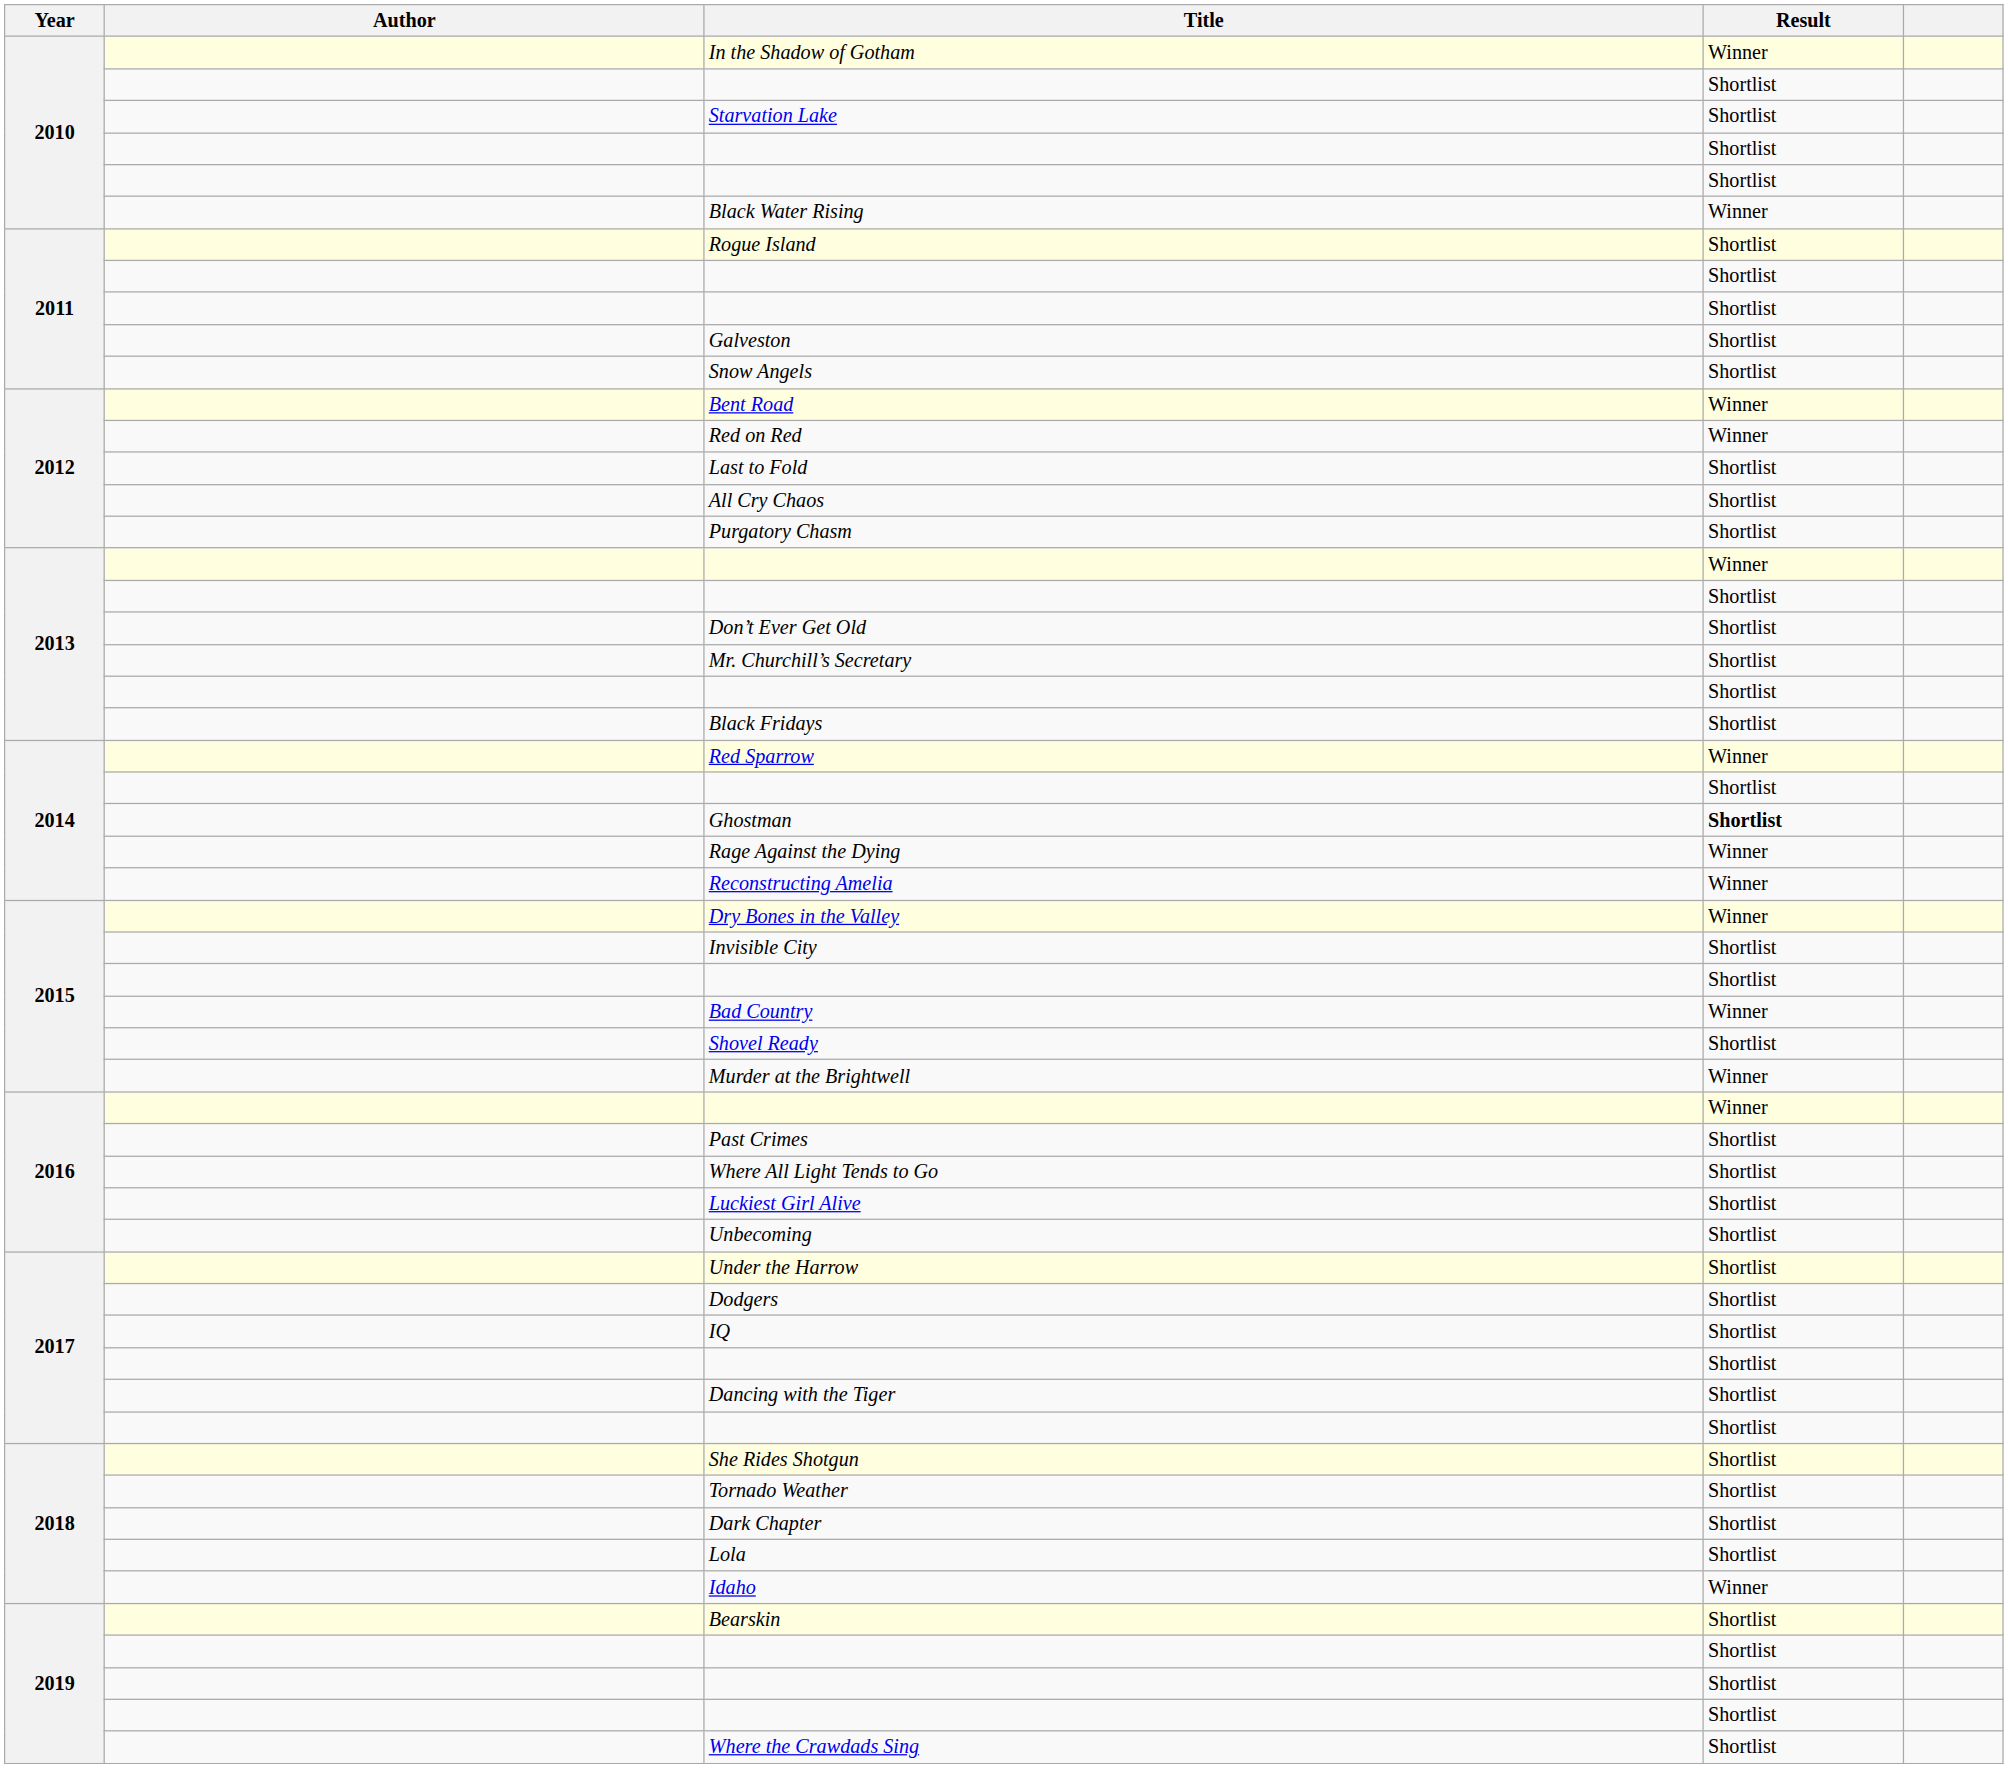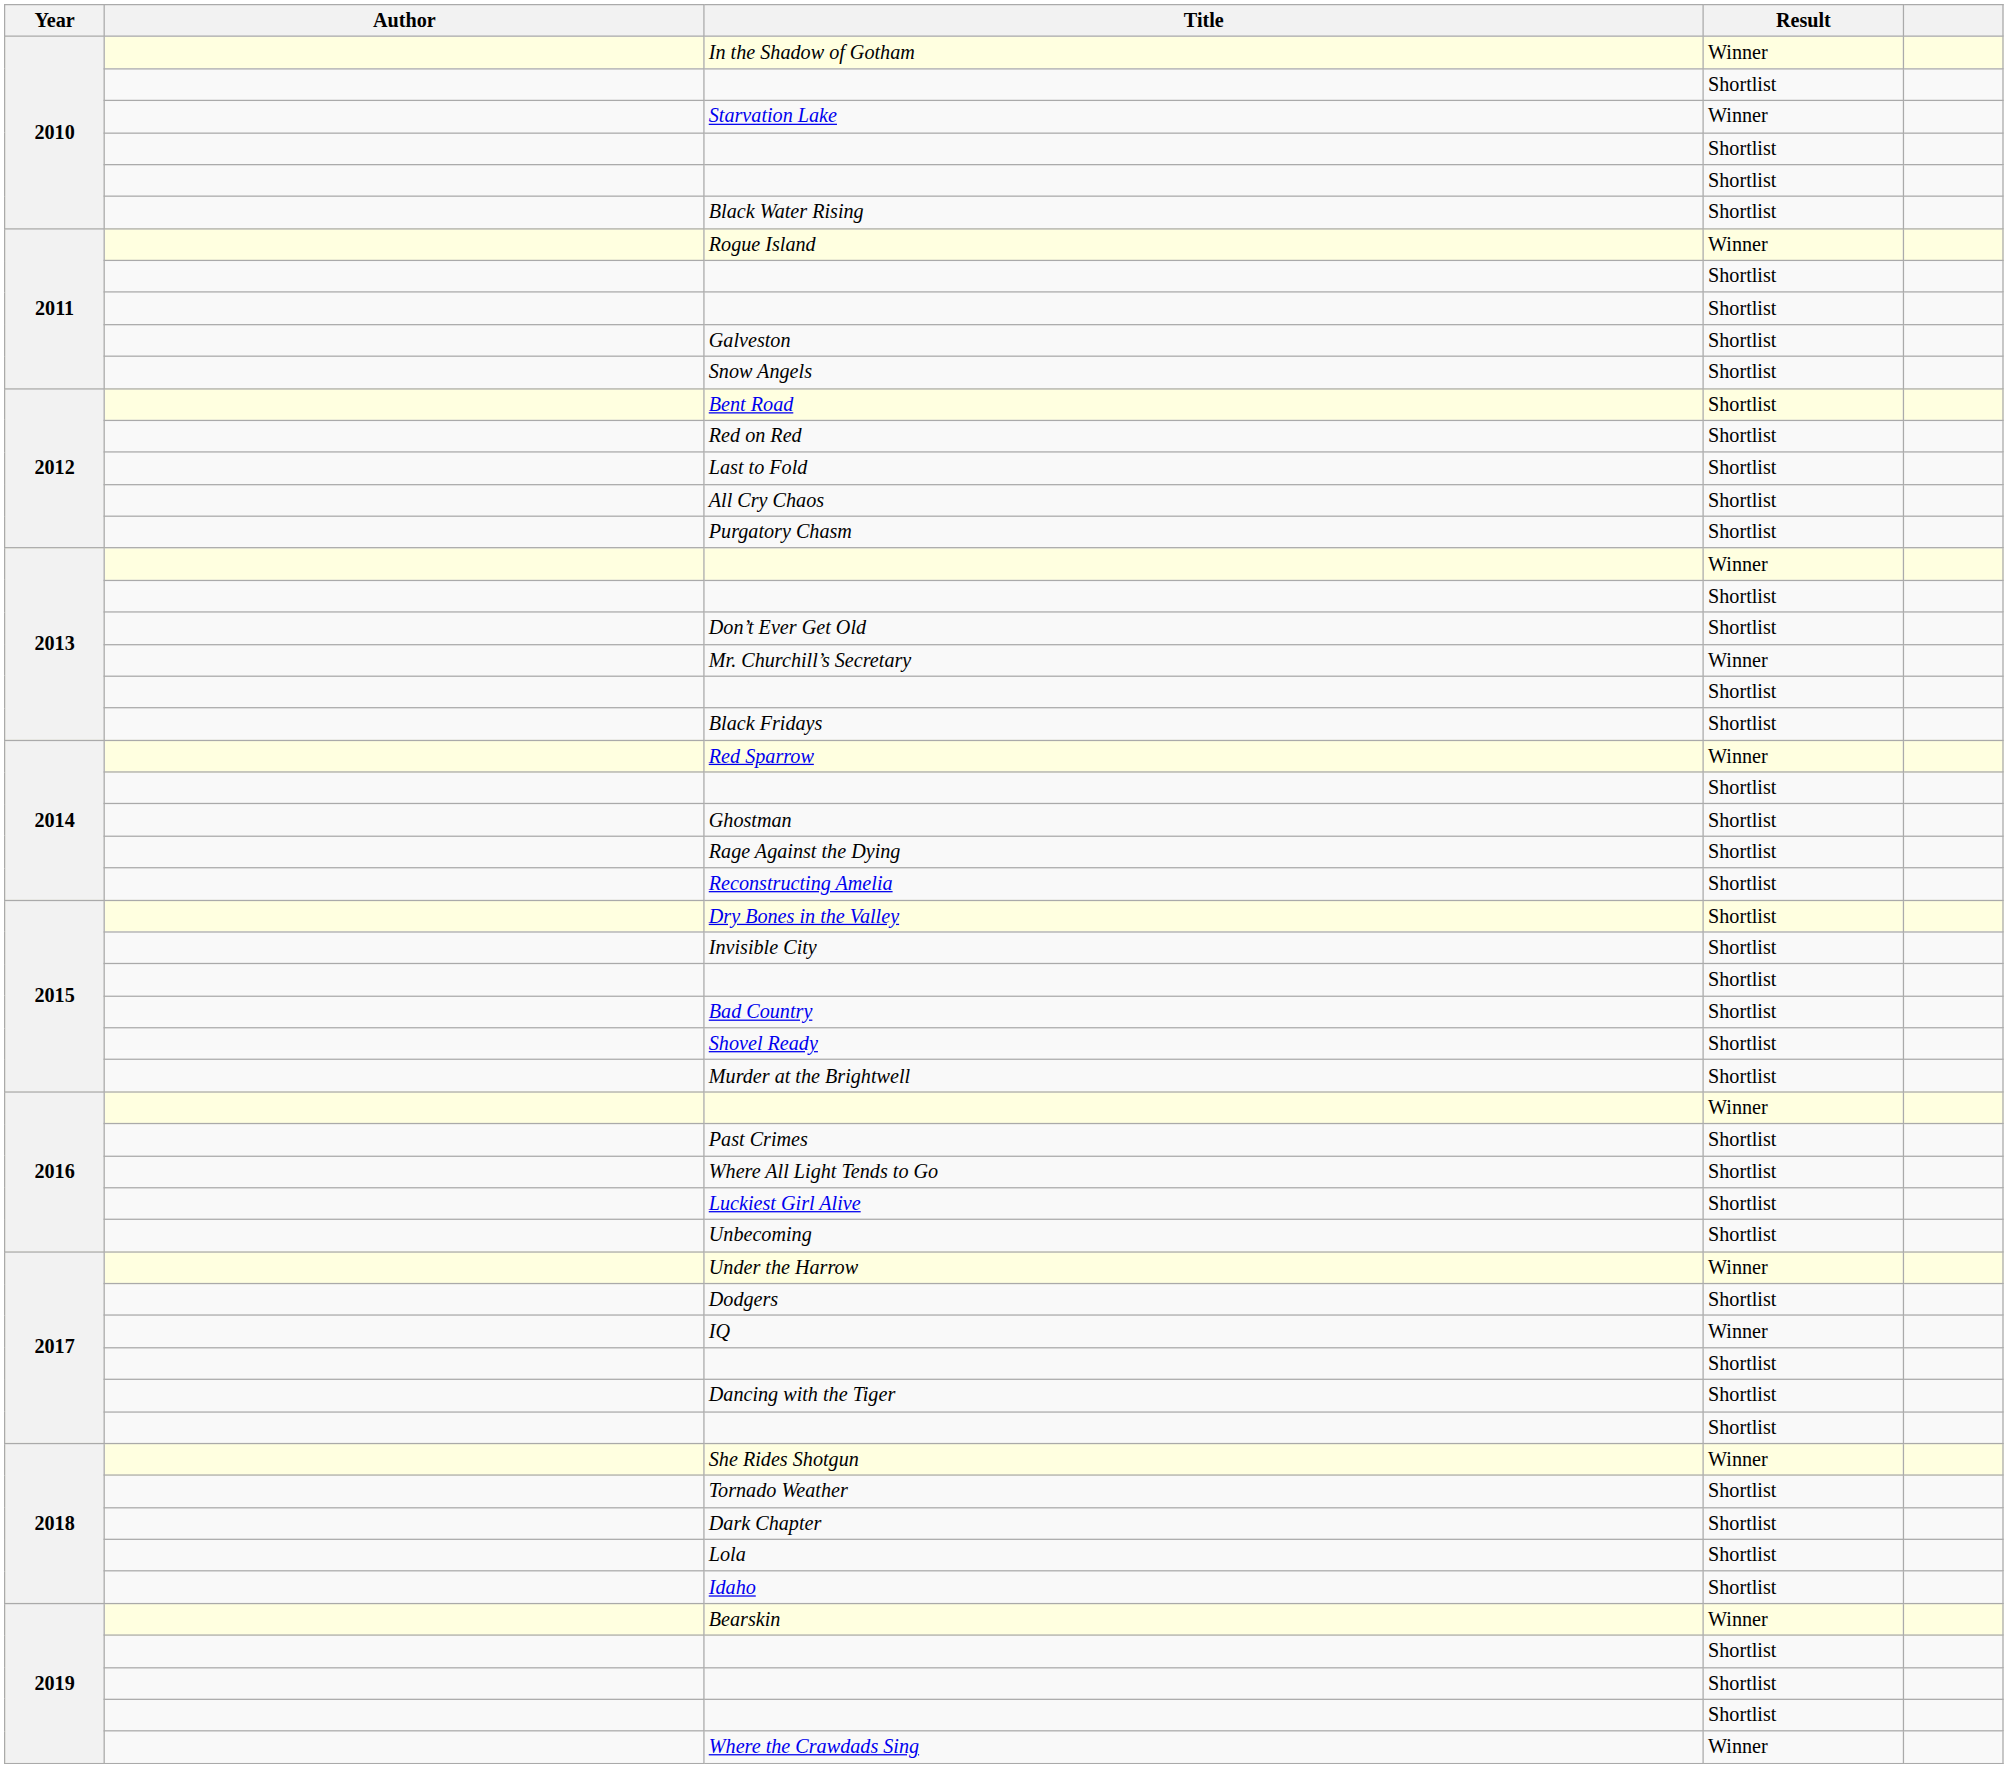(1742, 116) Shortlist -> (1738, 116) Winner
(1738, 212) Winner -> (1742, 212) Shortlist
(1742, 244) Shortlist -> (1738, 244) Winner
(1738, 404) Winner -> (1742, 404) Shortlist
(1738, 436) Winner -> (1742, 436) Shortlist
(1742, 659) Shortlist -> (1738, 659) Winner
(1745, 819) bold -> (1742, 819) normal
(1738, 851) Winner -> (1742, 851) Shortlist
(1738, 883) Winner -> (1742, 883) Shortlist
(1738, 915) Winner -> (1742, 915) Shortlist
(1738, 1011) Winner -> (1742, 1011) Shortlist
(1738, 1075) Winner -> (1742, 1075) Shortlist
(1742, 1267) Shortlist -> (1738, 1267) Winner
(1742, 1331) Shortlist -> (1738, 1331) Winner
(1742, 1459) Shortlist -> (1738, 1459) Winner
(1738, 1587) Winner -> (1742, 1587) Shortlist
(1742, 1619) Shortlist -> (1738, 1619) Winner
(1742, 1747) Shortlist -> (1738, 1747) Winner
